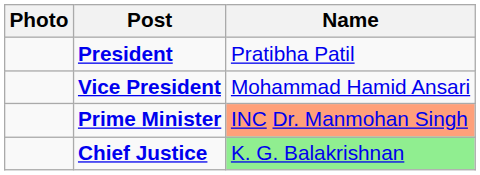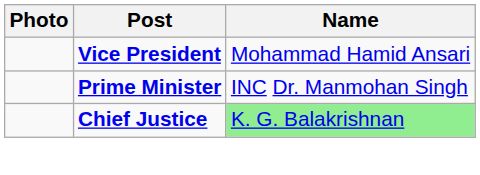- row: (125, 53)
(349, 119) lightsalmon background -> (349, 86) no background
